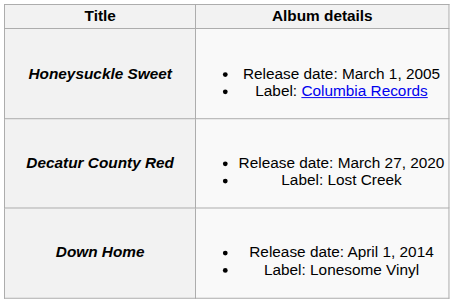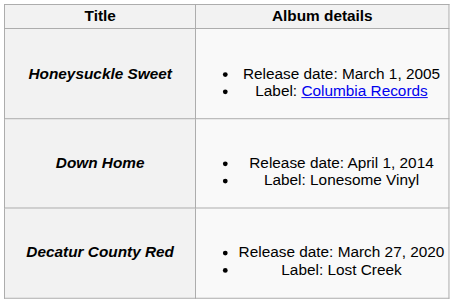rows swapped: (100, 252) <-> (100, 163)
